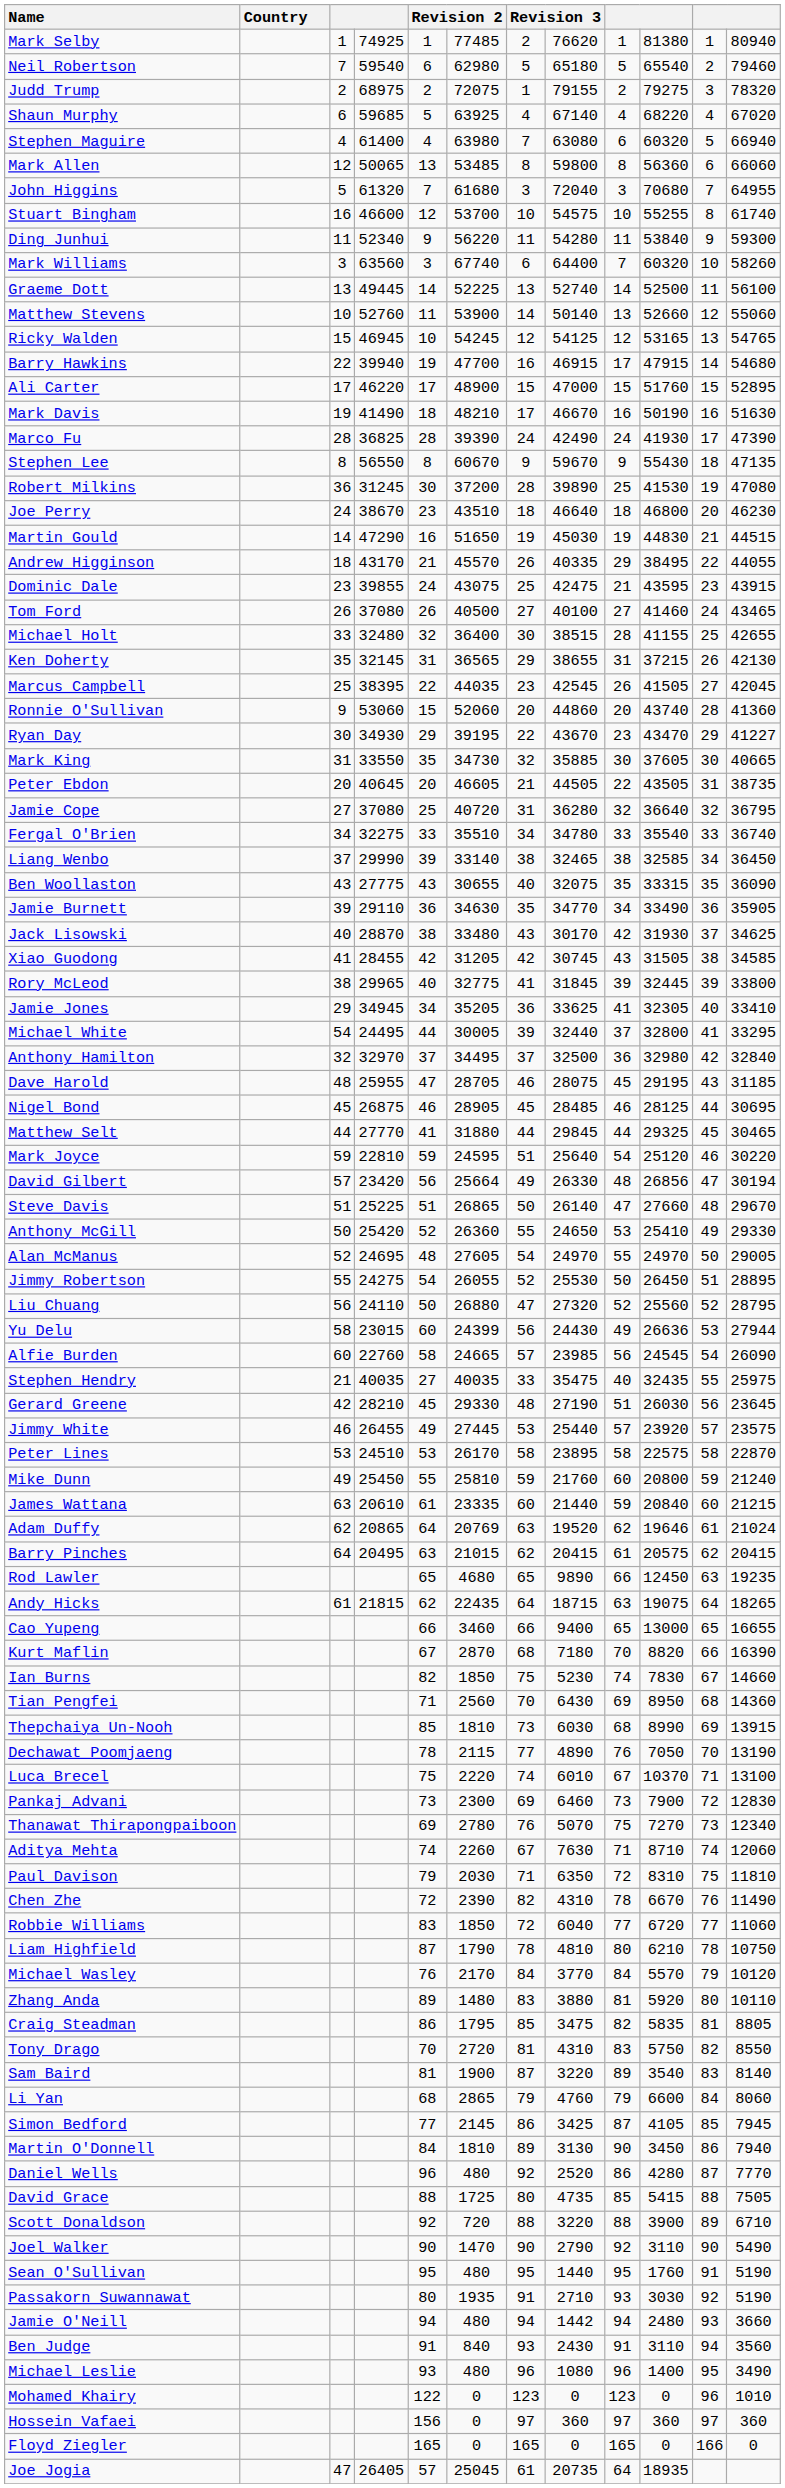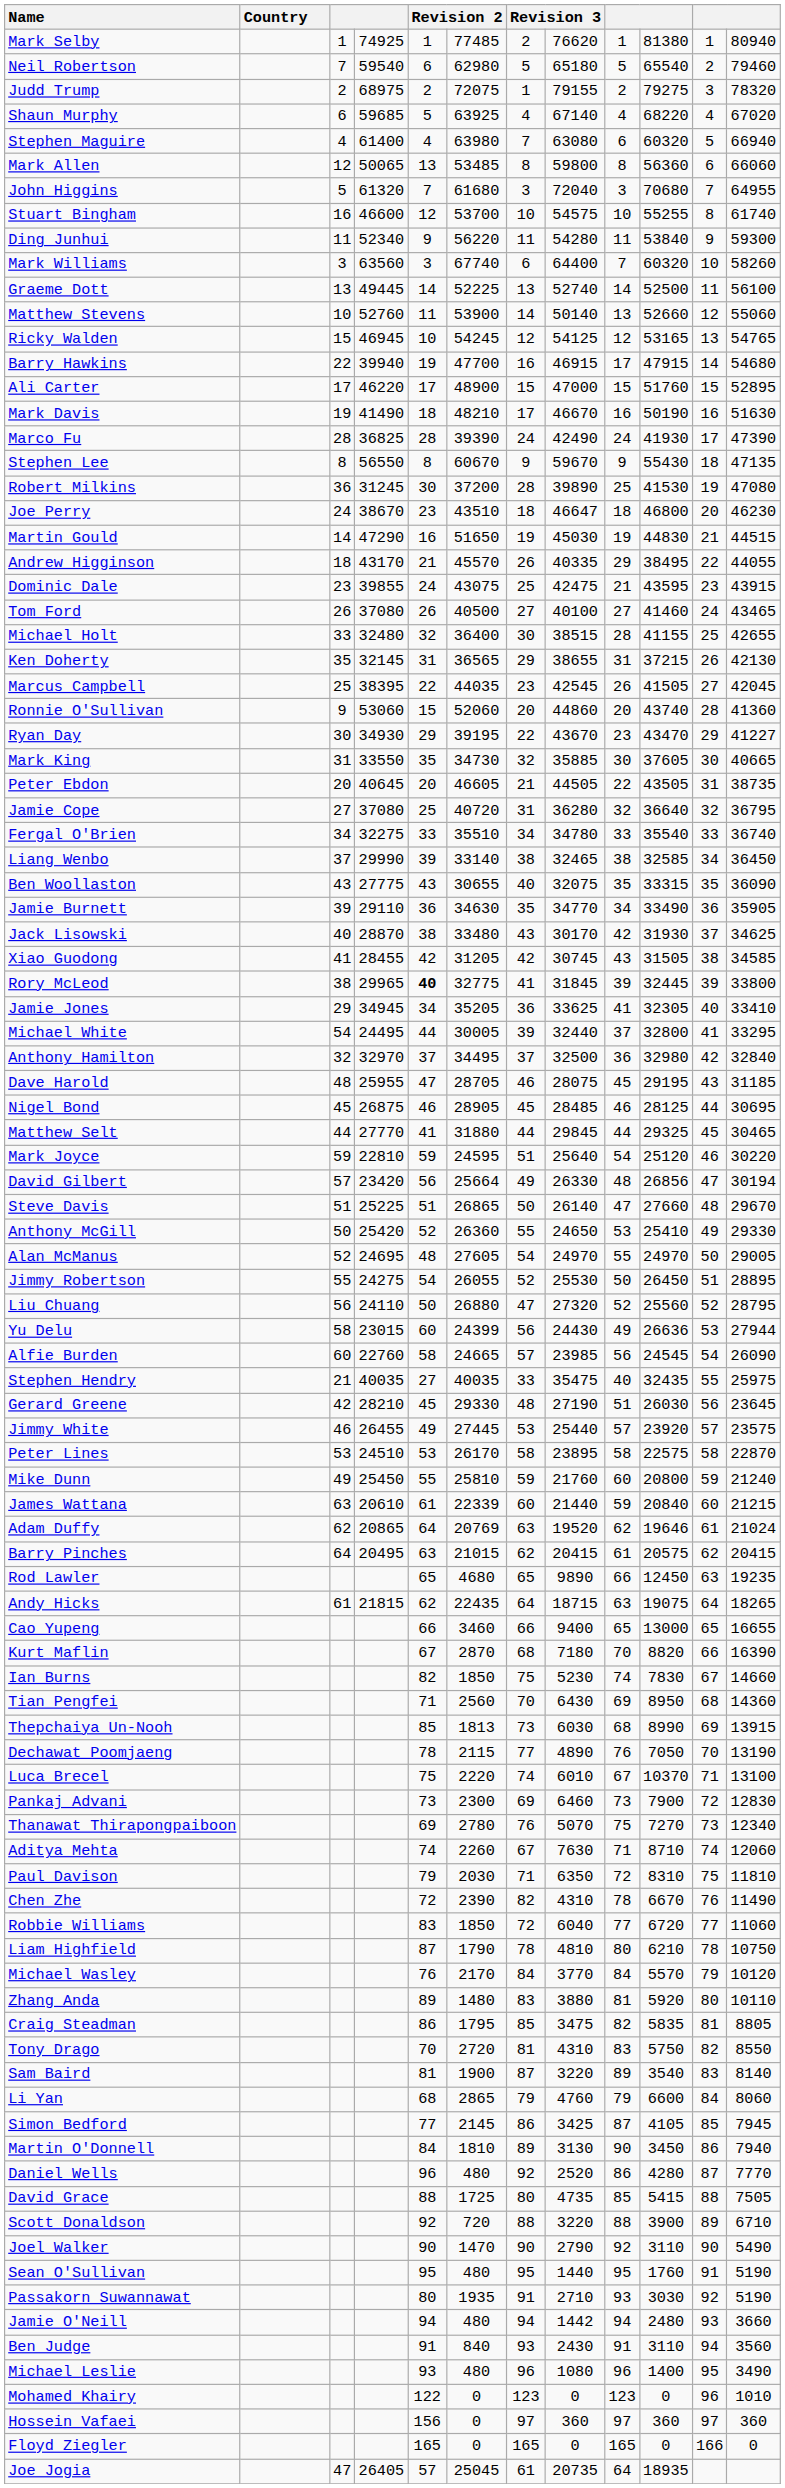(575, 513) 46640 -> (575, 513) 46647
(427, 984) normal -> (427, 984) bold
(477, 1504) 23335 -> (477, 1504) 22339
(477, 1727) 1810 -> (477, 1727) 1813
